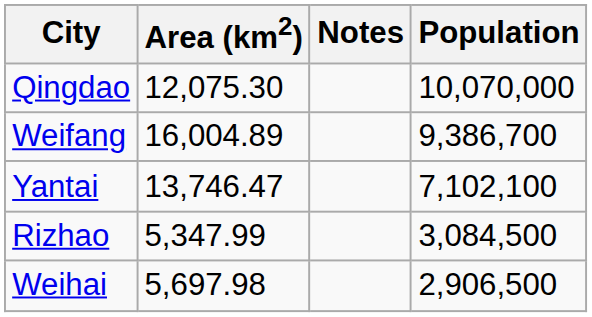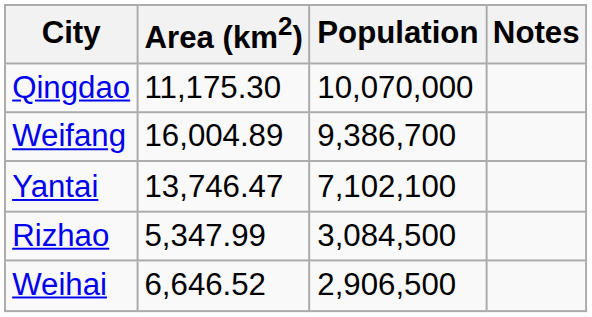columns swapped: (499, 33) <-> (361, 33)
(214, 87) 12,075.30 -> (213, 87) 11,175.30
(205, 285) 5,697.98 -> (205, 285) 6,646.52
